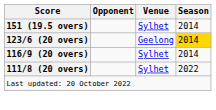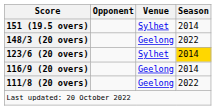+ row: (48, 40)
(156, 40) Geelong -> (153, 54) Sylhet
(153, 54) Sylhet -> (156, 69) Geelong
(153, 69) Sylhet -> (156, 83) Geelong
